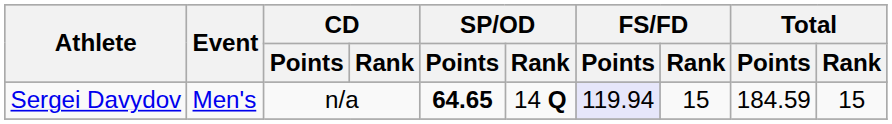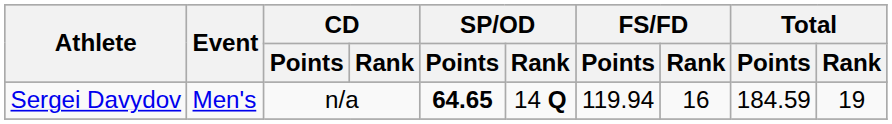(618, 101) lavender background -> (618, 101) no background
(696, 101) 15 -> (696, 101) 16
(852, 101) 15 -> (852, 101) 19
